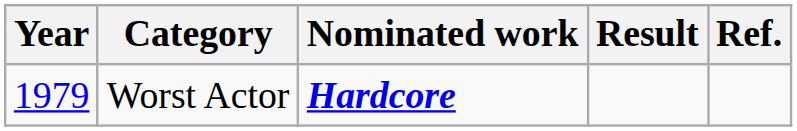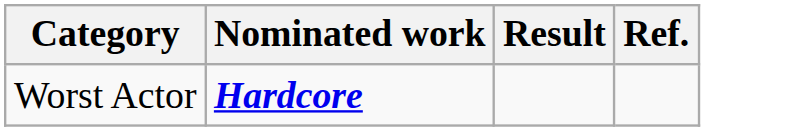- column: (52, 34)
